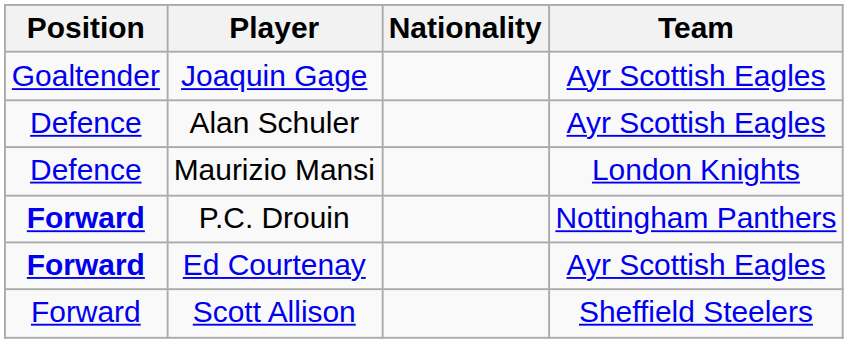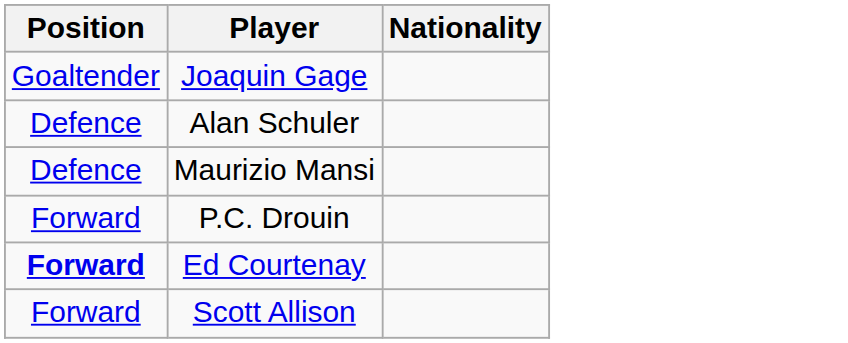- column: (696, 28)
(86, 218) bold -> (86, 218) normal
